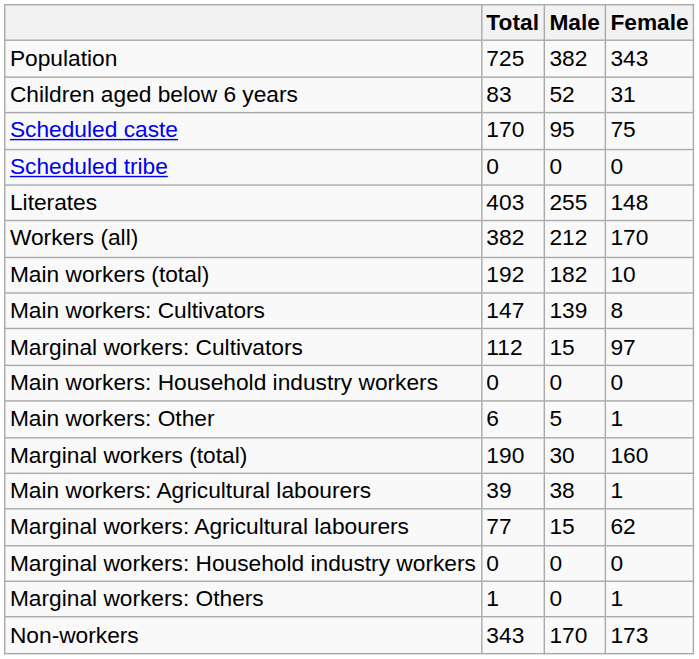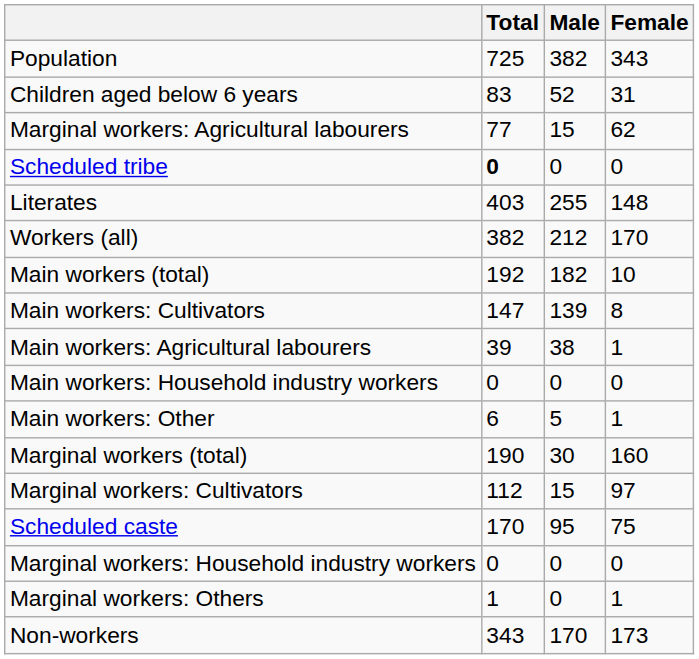rows swapped: (94, 130) <-> (209, 526)
(493, 166) normal -> (493, 166) bold
rows swapped: (191, 490) <-> (156, 346)
